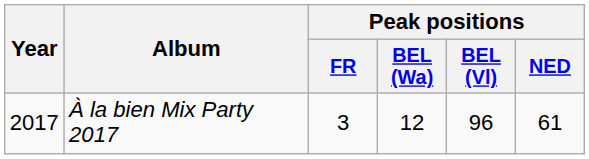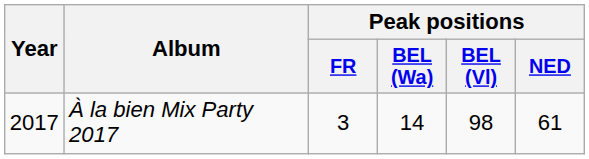(412, 122) 12 -> (412, 122) 14
(481, 122) 96 -> (481, 122) 98
